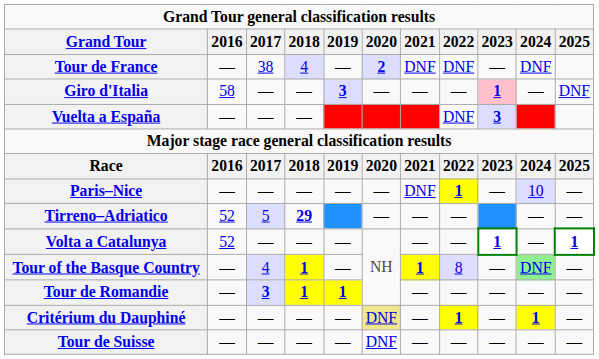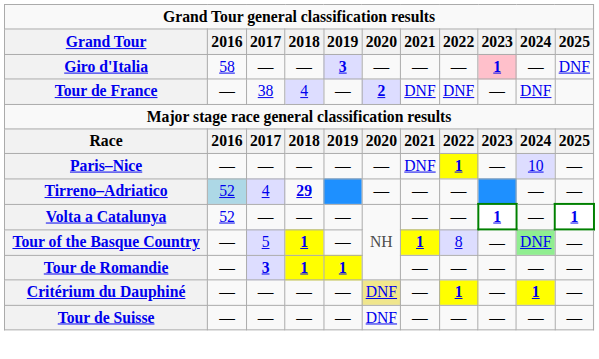rows swapped: (106, 91) <-> (106, 66)
- row: (106, 116)
(227, 216) no background -> (227, 191) lightblue background
(266, 216) 5 -> (266, 191) 4
(266, 267) 4 -> (266, 242) 5
